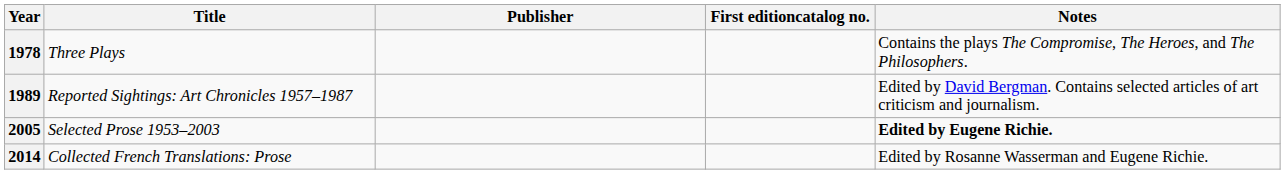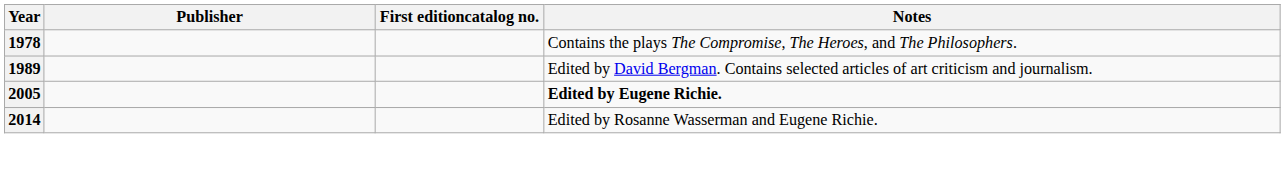- column: (210, 17)
